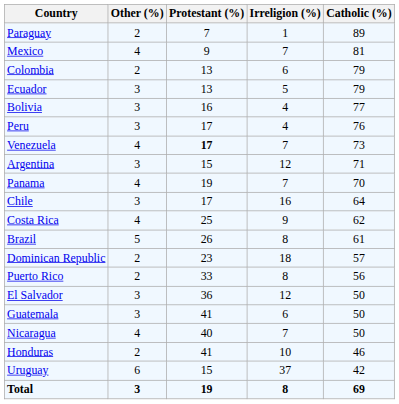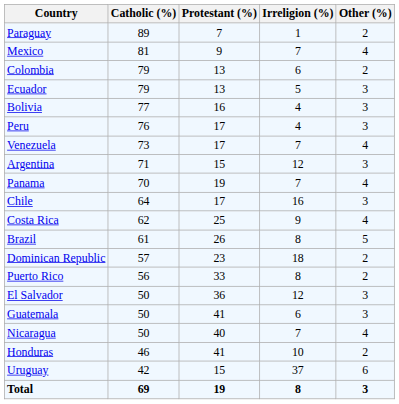columns swapped: (359, 13) <-> (137, 13)
(207, 145) bold -> (219, 145) normal
